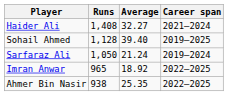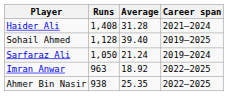(135, 26) 32.27 -> (135, 26) 31.28
(98, 69) 965 -> (98, 69) 963
